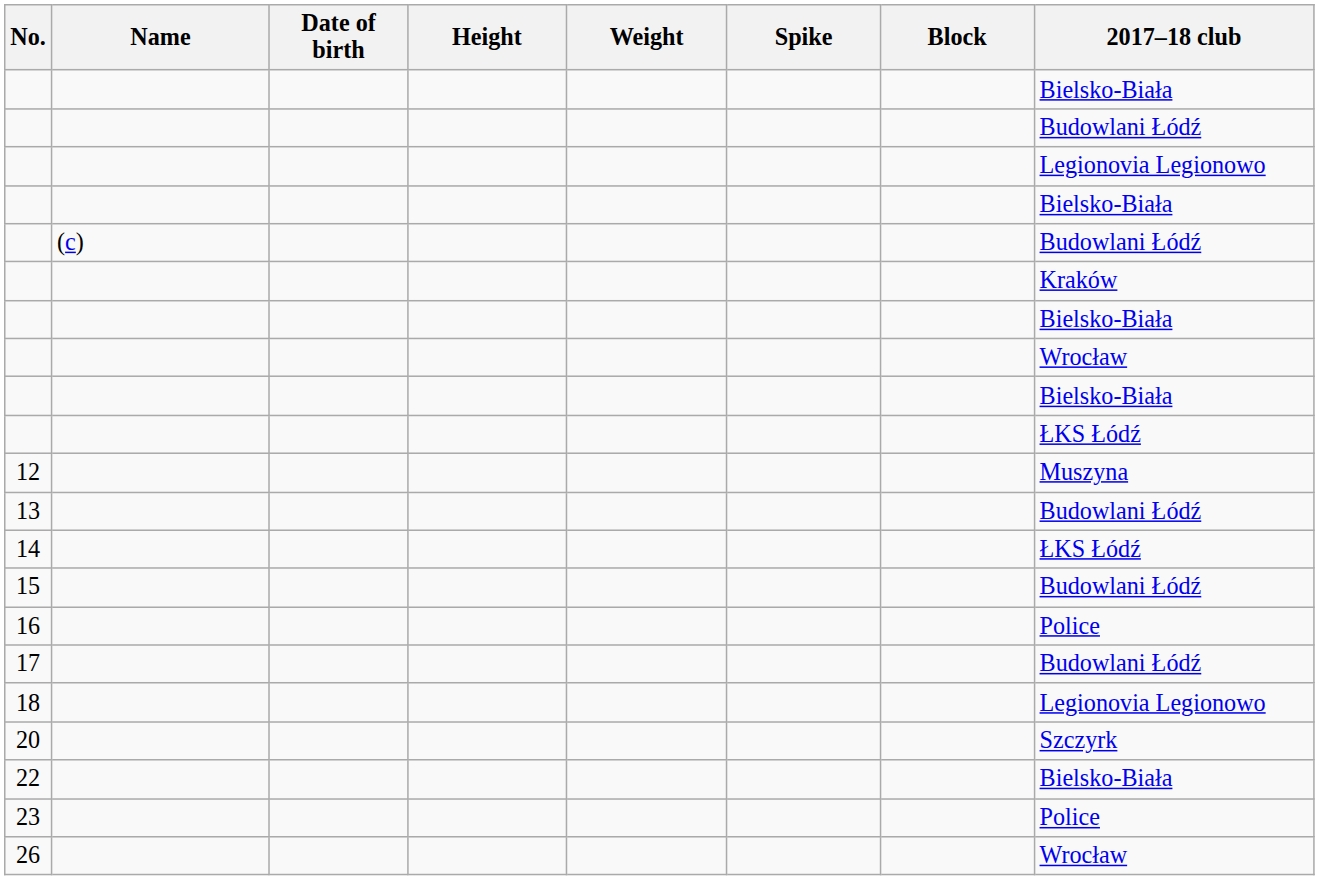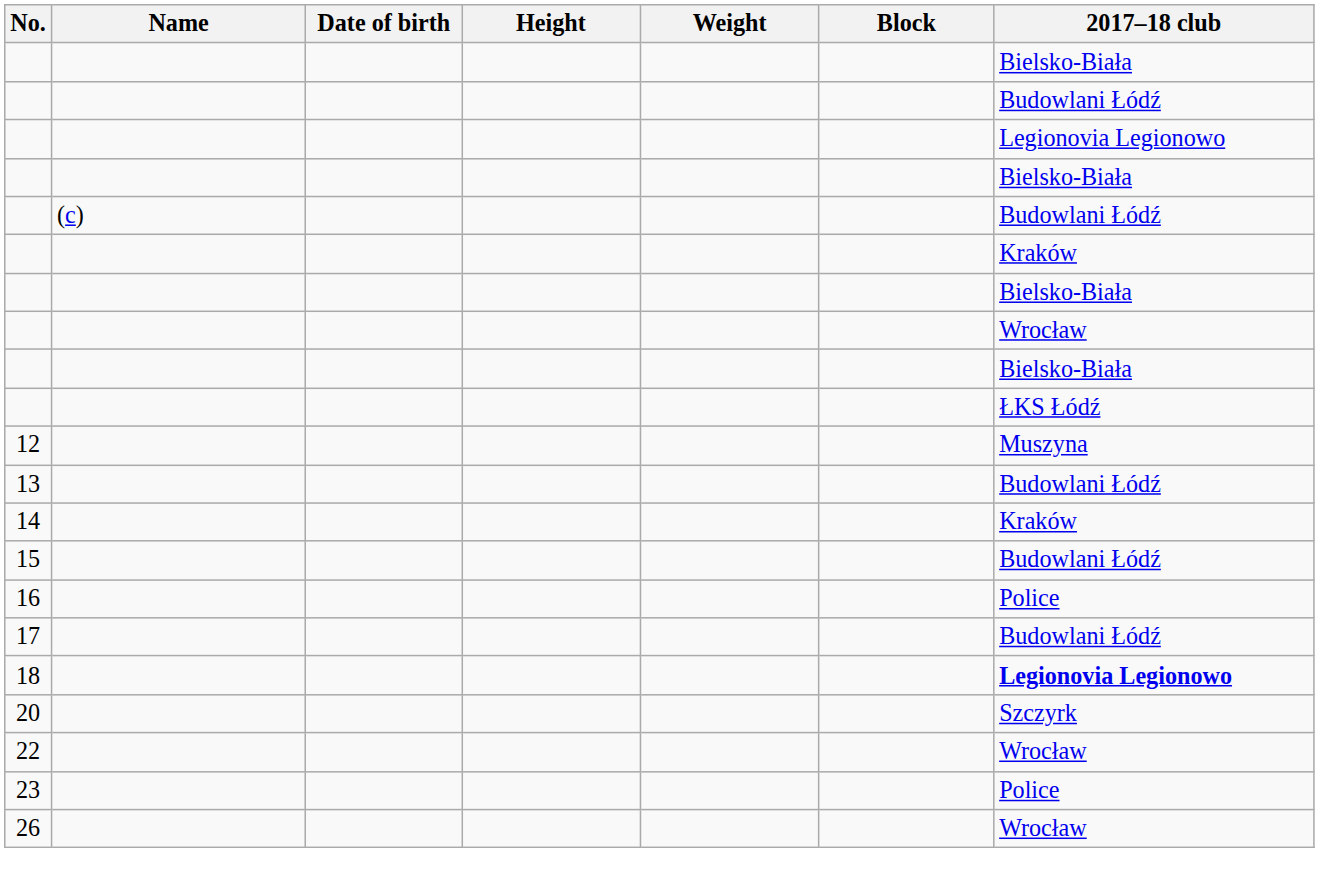- column: (804, 37)
(1090, 548) ŁKS Łódź -> (1038, 521) Kraków
(1153, 702) normal -> (1116, 675) bold
(1106, 778) Bielsko-Biała -> (1043, 751) Wrocław
